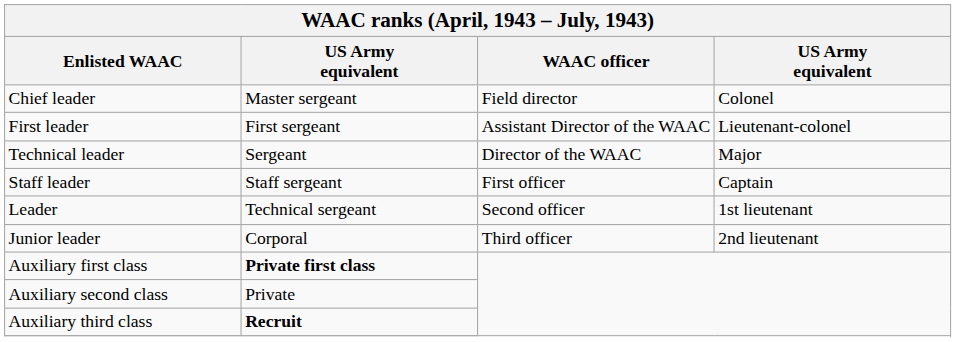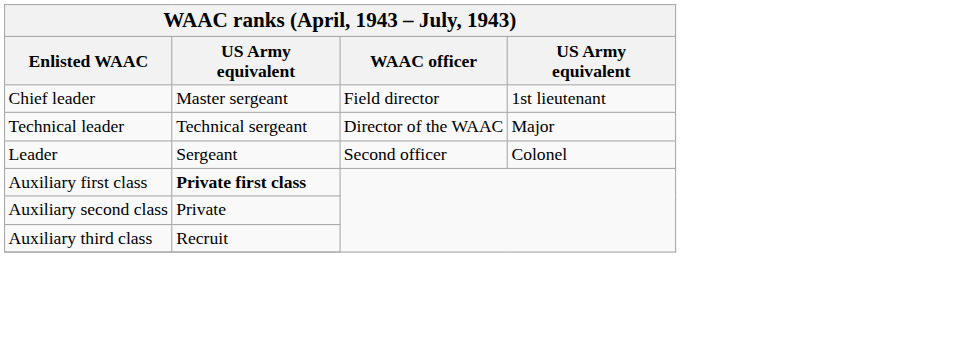(746, 98) Colonel -> (559, 98) 1st lieutenant
- row: (48, 126)
(276, 154) Sergeant -> (242, 126) Technical sergeant
- row: (49, 182)
(311, 210) Technical sergeant -> (207, 154) Sergeant
(765, 210) 1st lieutenant -> (539, 154) Colonel
- row: (54, 238)
(274, 321) bold -> (202, 238) normal
